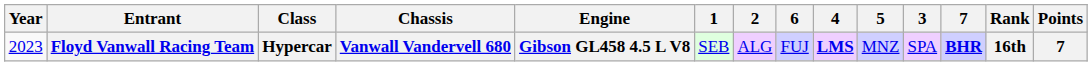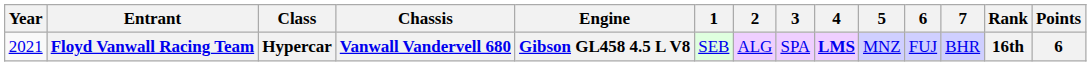columns swapped: (922, 18) <-> (795, 18)
(26, 46) 2023 -> (26, 46) 2021
(964, 46) bold -> (963, 46) normal
(1060, 46) 7 -> (1059, 46) 6
